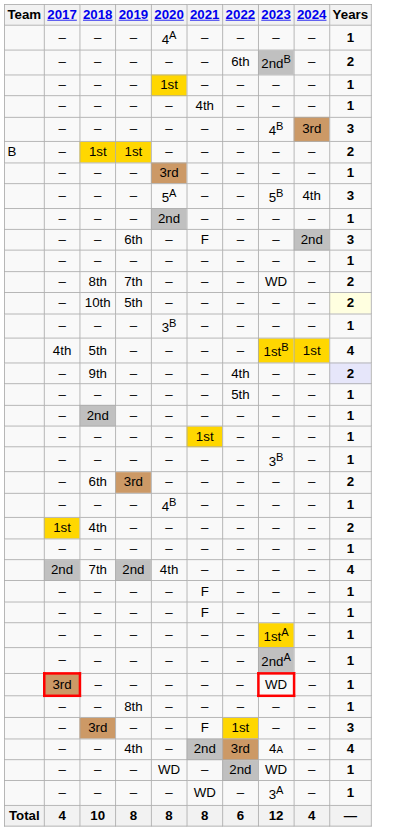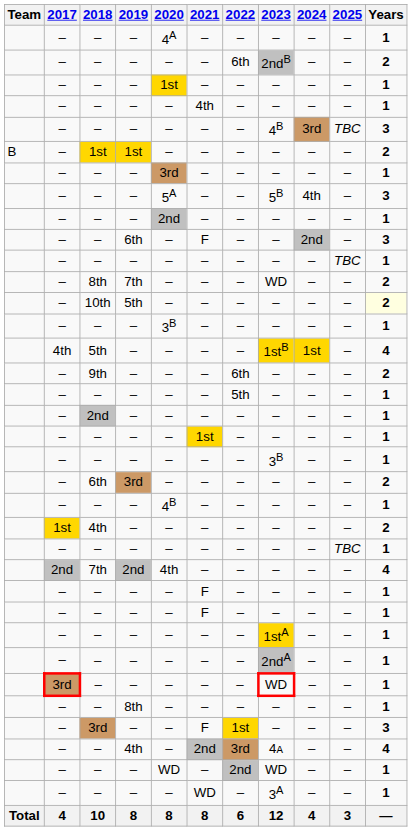+ column: (347, 15)
(240, 373) 4th -> (240, 373) 6th
(350, 373) lavender background -> (386, 373) no background
